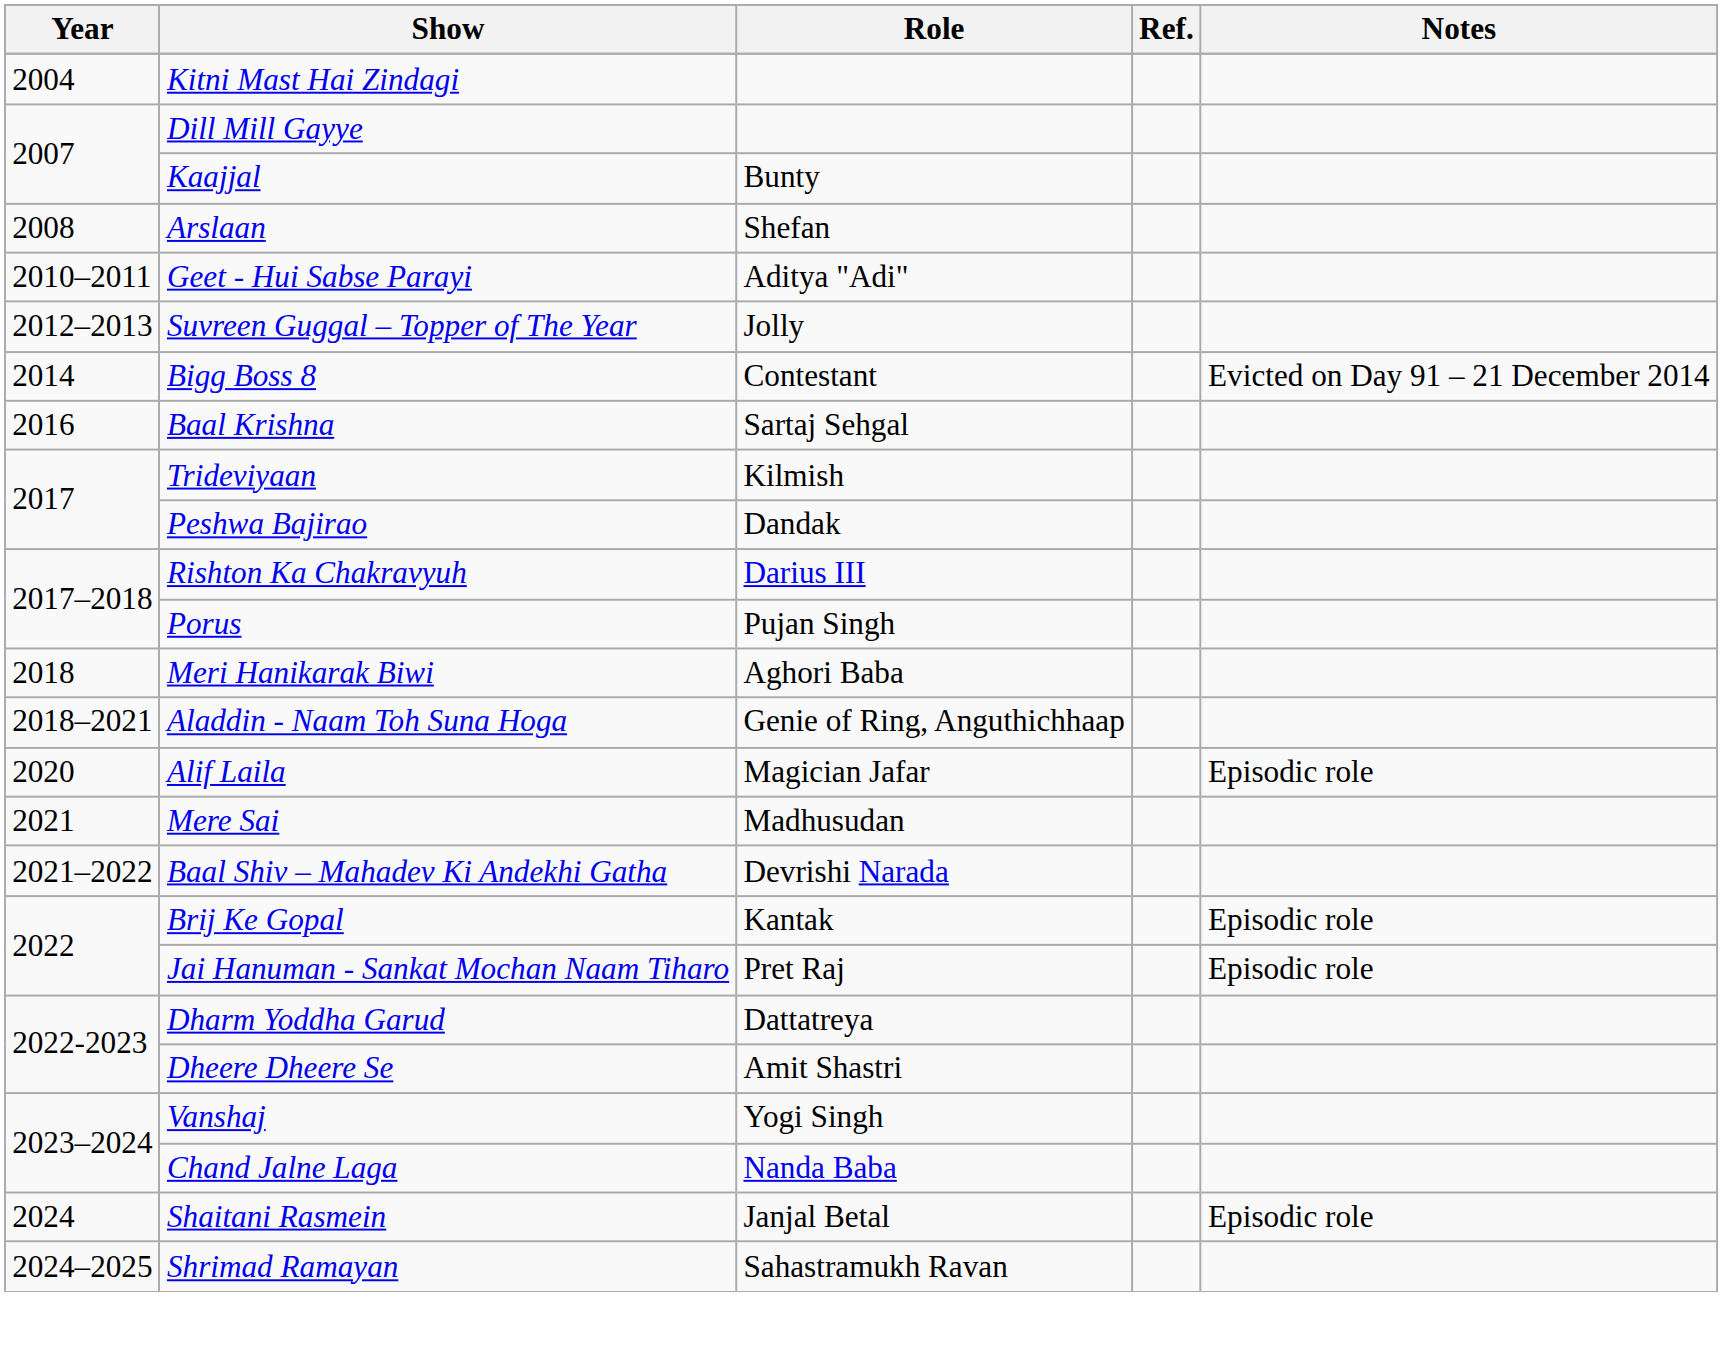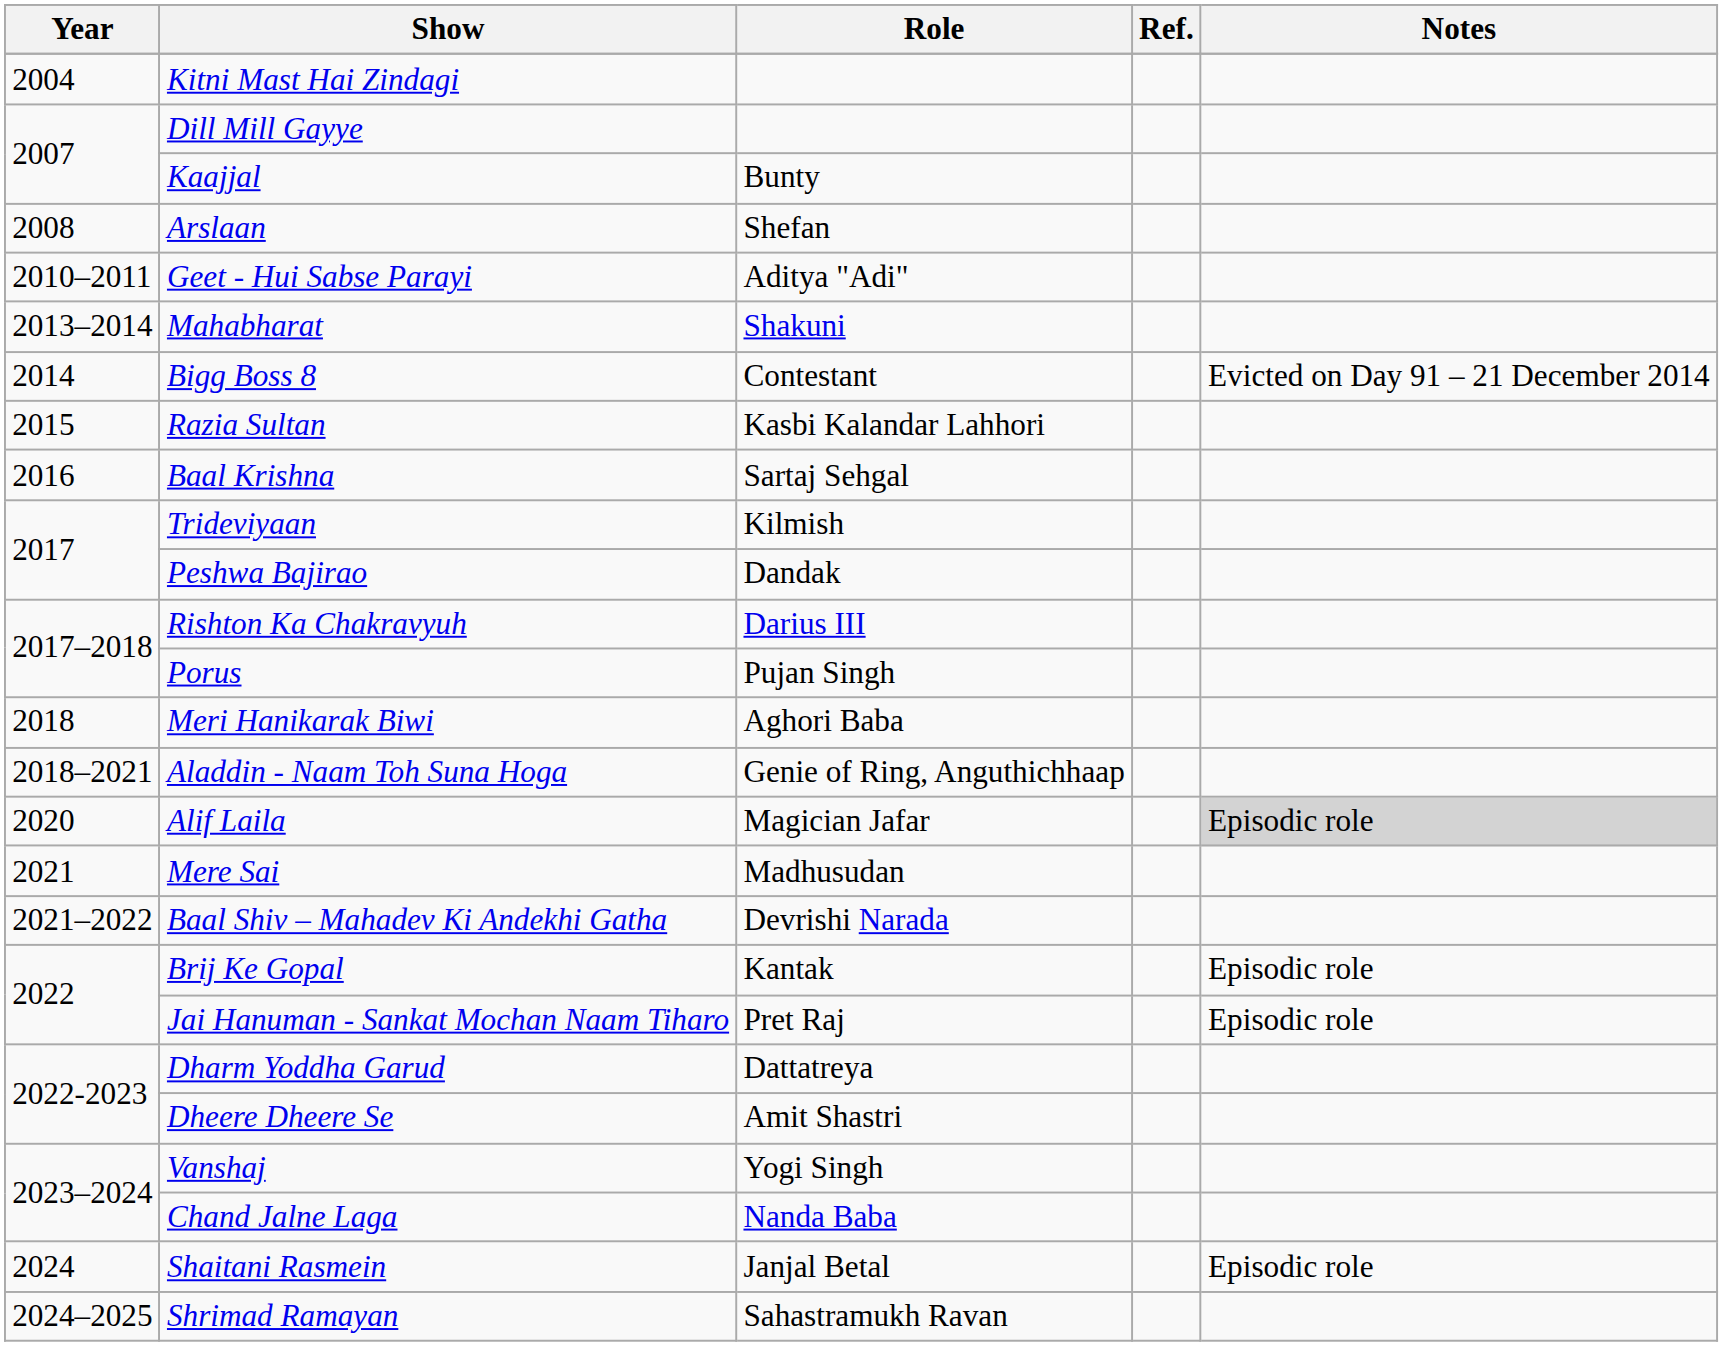- row: (402, 326)
+ row: (245, 326)
+ row: (246, 425)
(1291, 771) no background -> (1291, 820) lightgrey background
